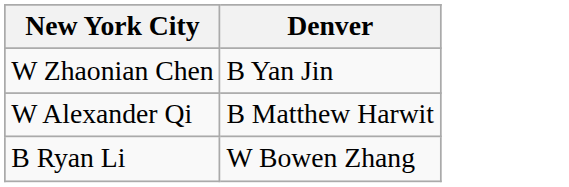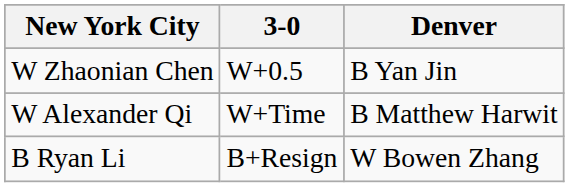+ column: (282, 26)
